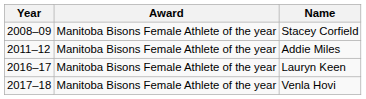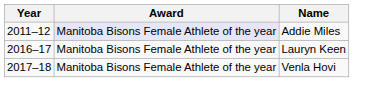- row: (320, 31)
(166, 49) no background -> (166, 31) lavender background
